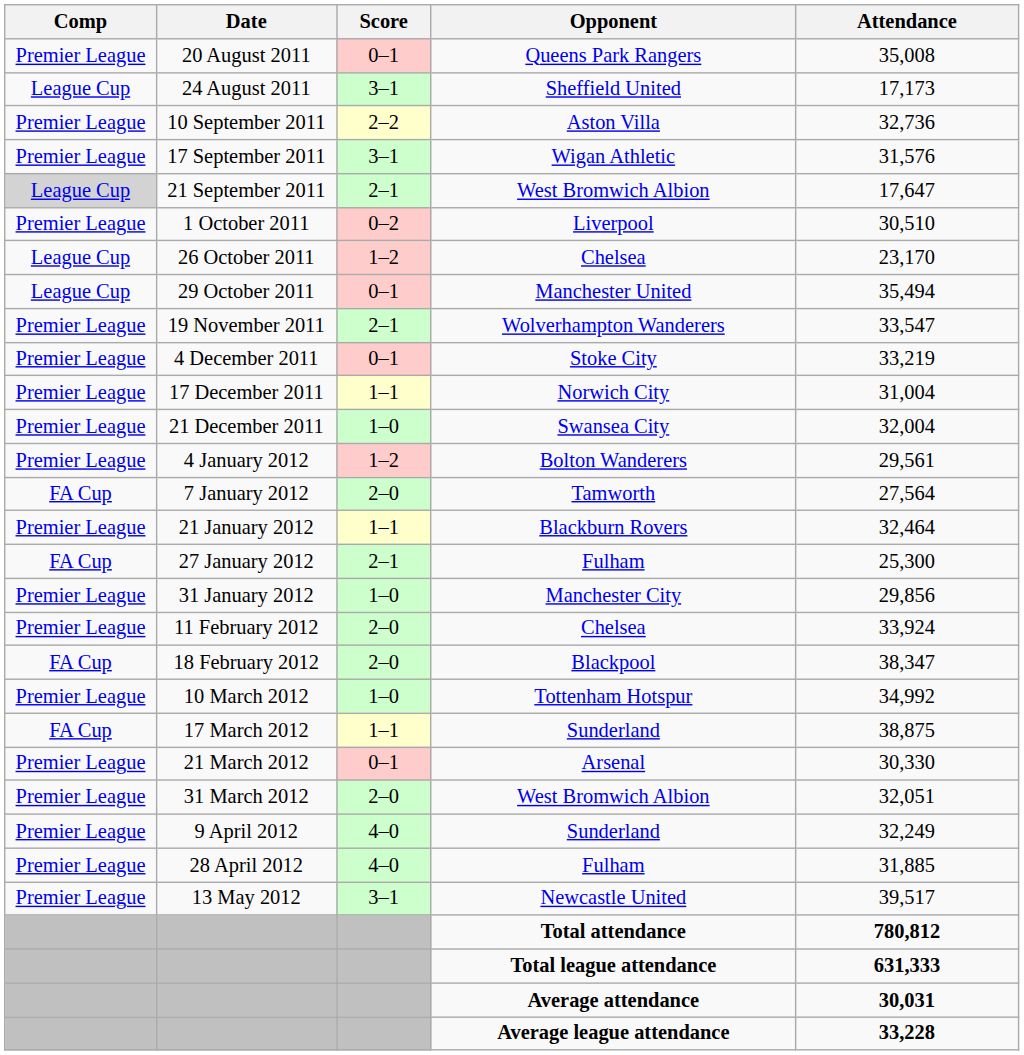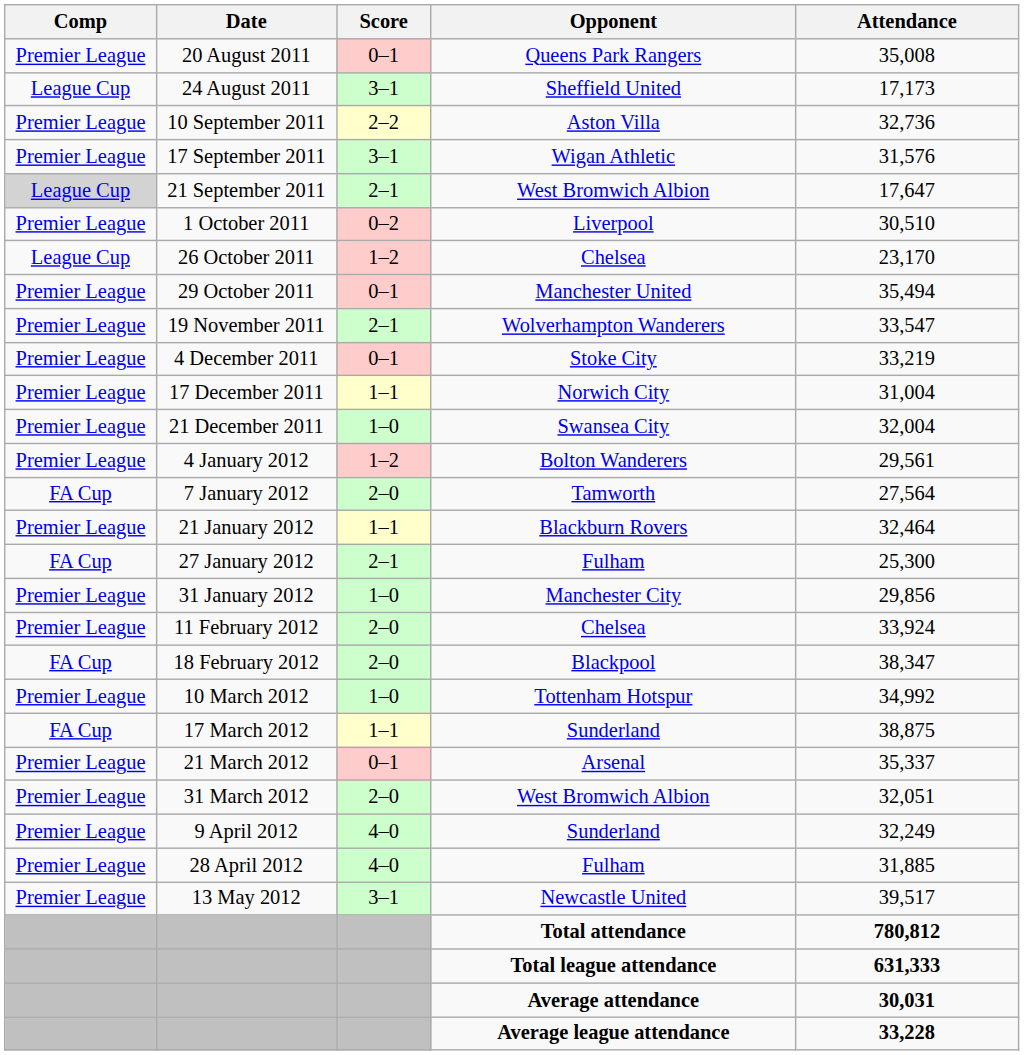(81, 291) League Cup -> (81, 291) Premier League
(907, 763) 30,330 -> (907, 763) 35,337
